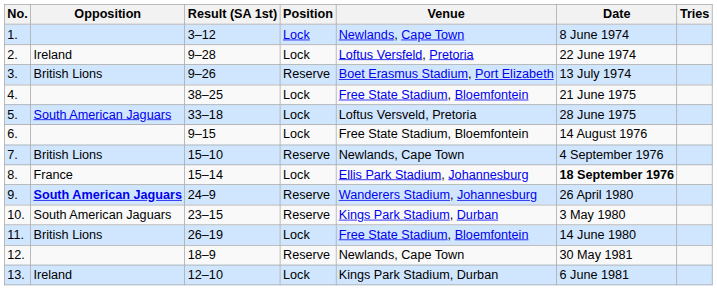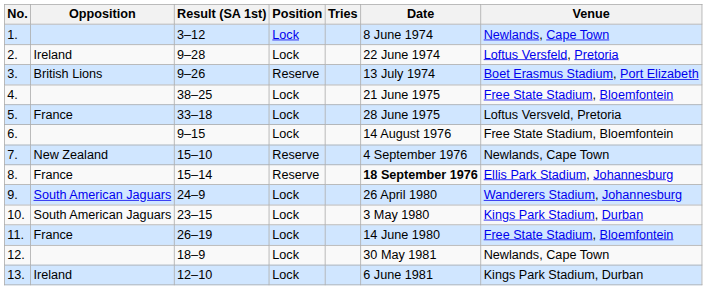columns swapped: (695, 14) <-> (446, 14)
(102, 114) South American Jaguars -> (53, 114) France
(68, 154) British Lions -> (71, 154) New Zealand
(296, 174) Lock -> (296, 174) Reserve
(108, 194) bold -> (102, 194) normal
(307, 194) Reserve -> (286, 194) Lock
(307, 214) Reserve -> (286, 214) Lock
(68, 235) British Lions -> (53, 235) France
(307, 255) Reserve -> (286, 255) Lock
